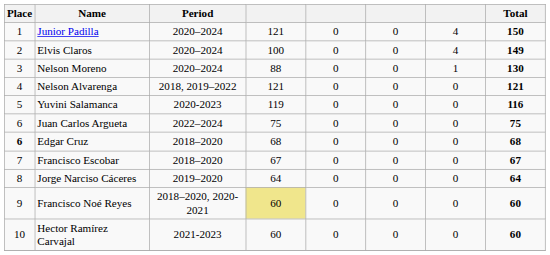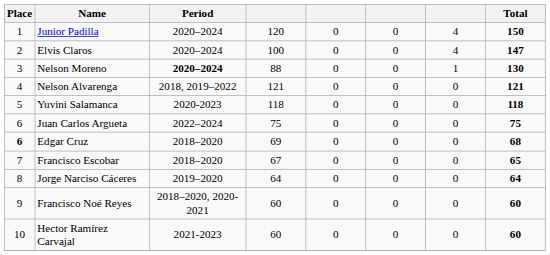(276, 32) 121 -> (276, 32) 120
(515, 50) 149 -> (515, 50) 147
(198, 68) normal -> (198, 68) bold
(276, 105) 119 -> (276, 105) 118
(515, 105) 116 -> (515, 105) 118
(276, 141) 68 -> (276, 141) 69
(515, 160) 67 -> (515, 160) 65
(276, 203) khaki background -> (276, 203) no background
